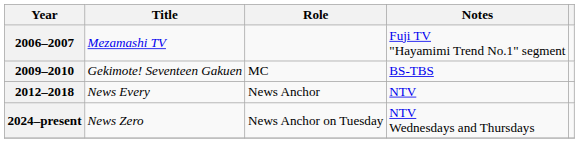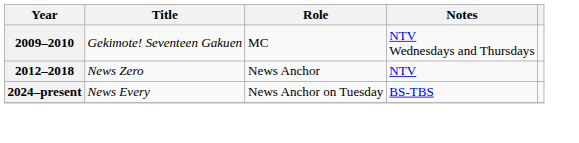- row: (44, 43)
(412, 71) BS-TBS -> (462, 43) NTV Wednesdays and Thursdays
(119, 92) News Every -> (116, 71) News Zero
(116, 120) News Zero -> (119, 92) News Every
(462, 120) NTV Wednesdays and Thursdays -> (412, 92) BS-TBS
